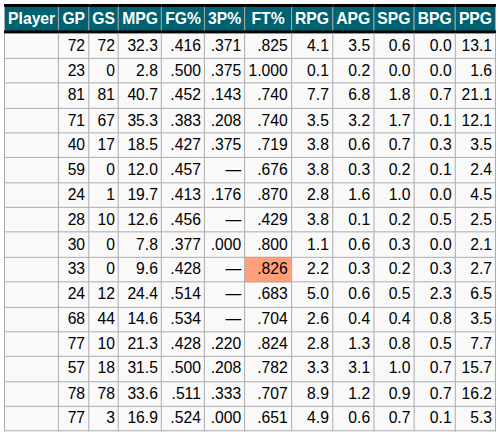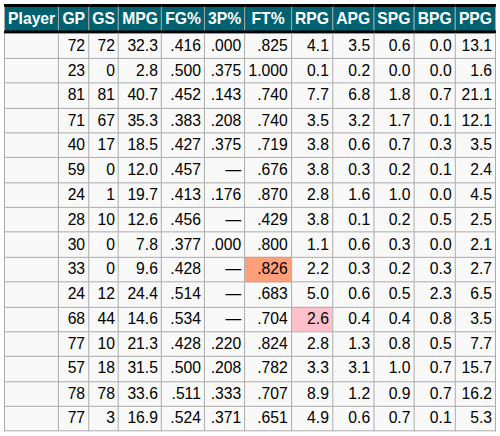(226, 45) .371 -> (226, 45) .000
(318, 319) no background -> (318, 319) pink background
(226, 418) .000 -> (226, 418) .371
